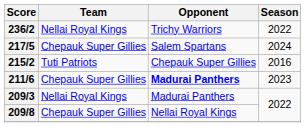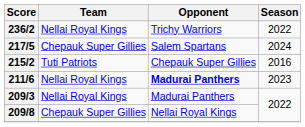(94, 79) Chepauk Super Gillies -> (84, 79) Nellai Royal Kings
